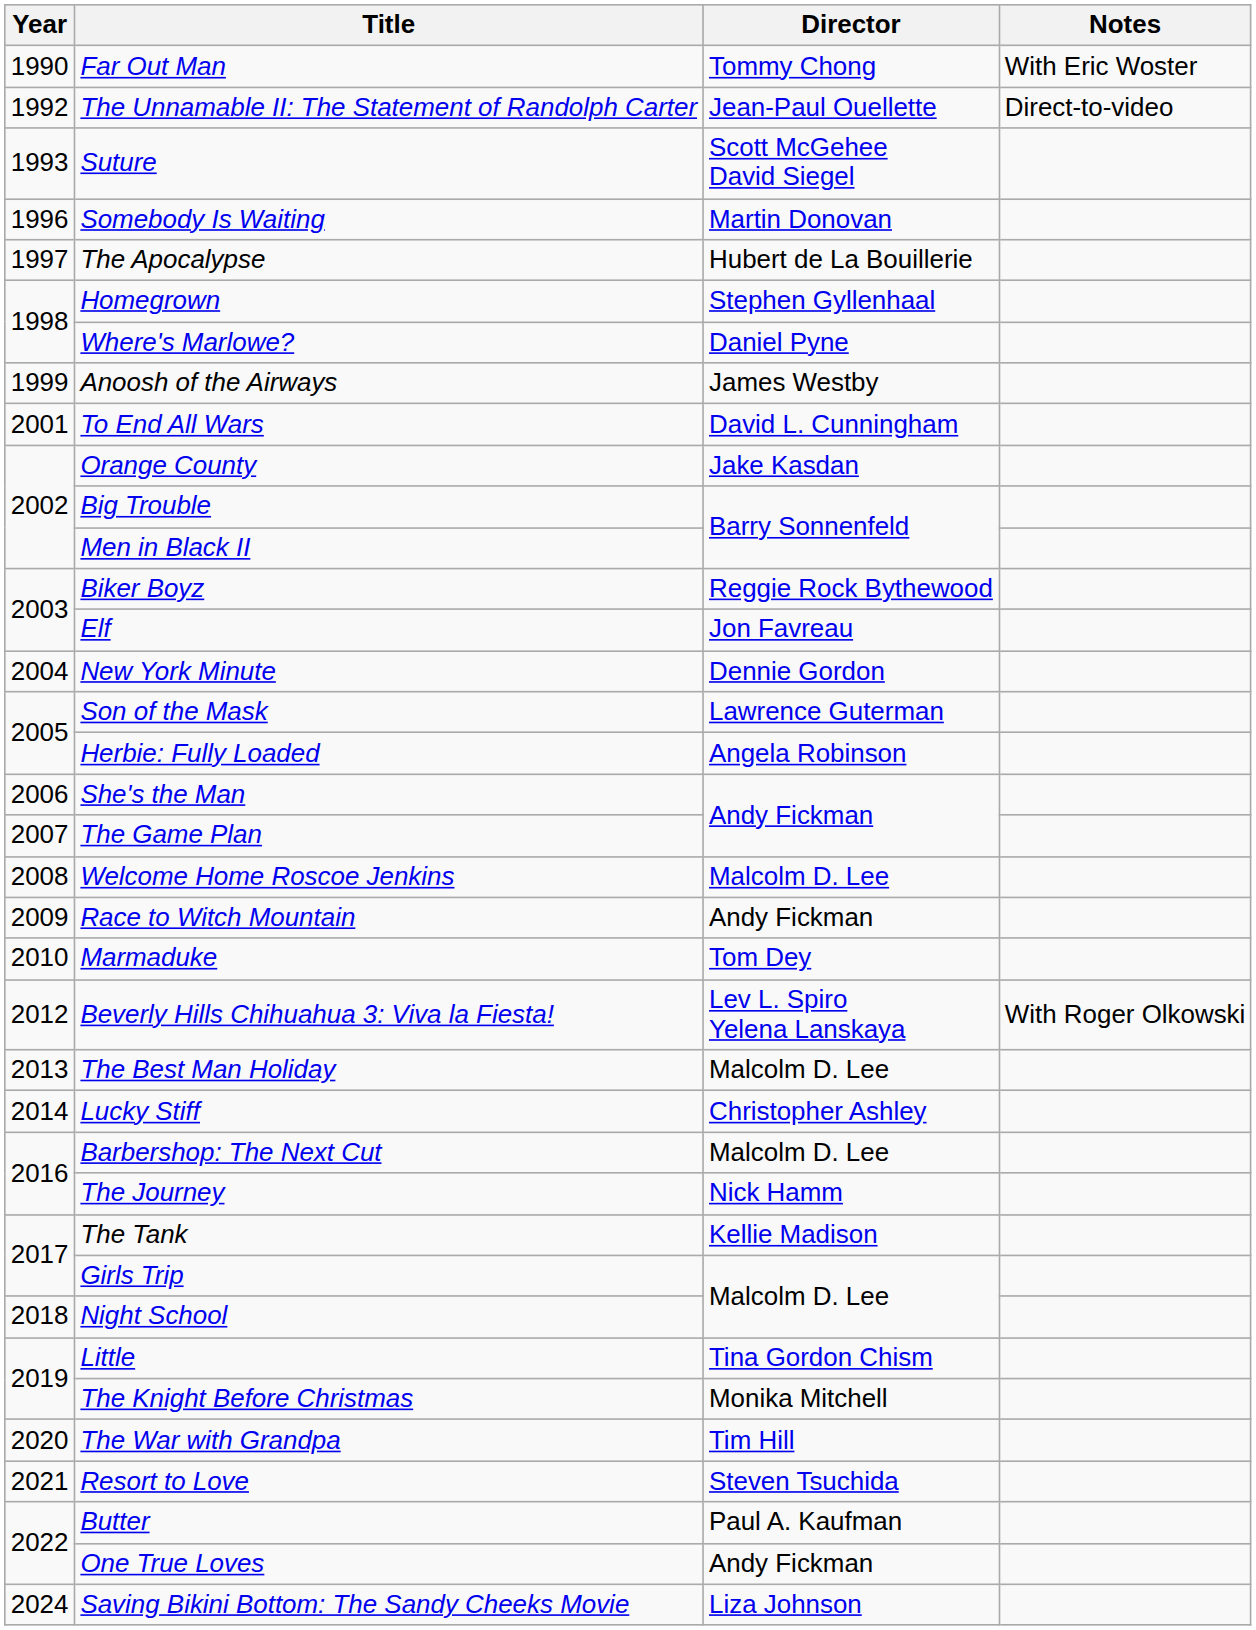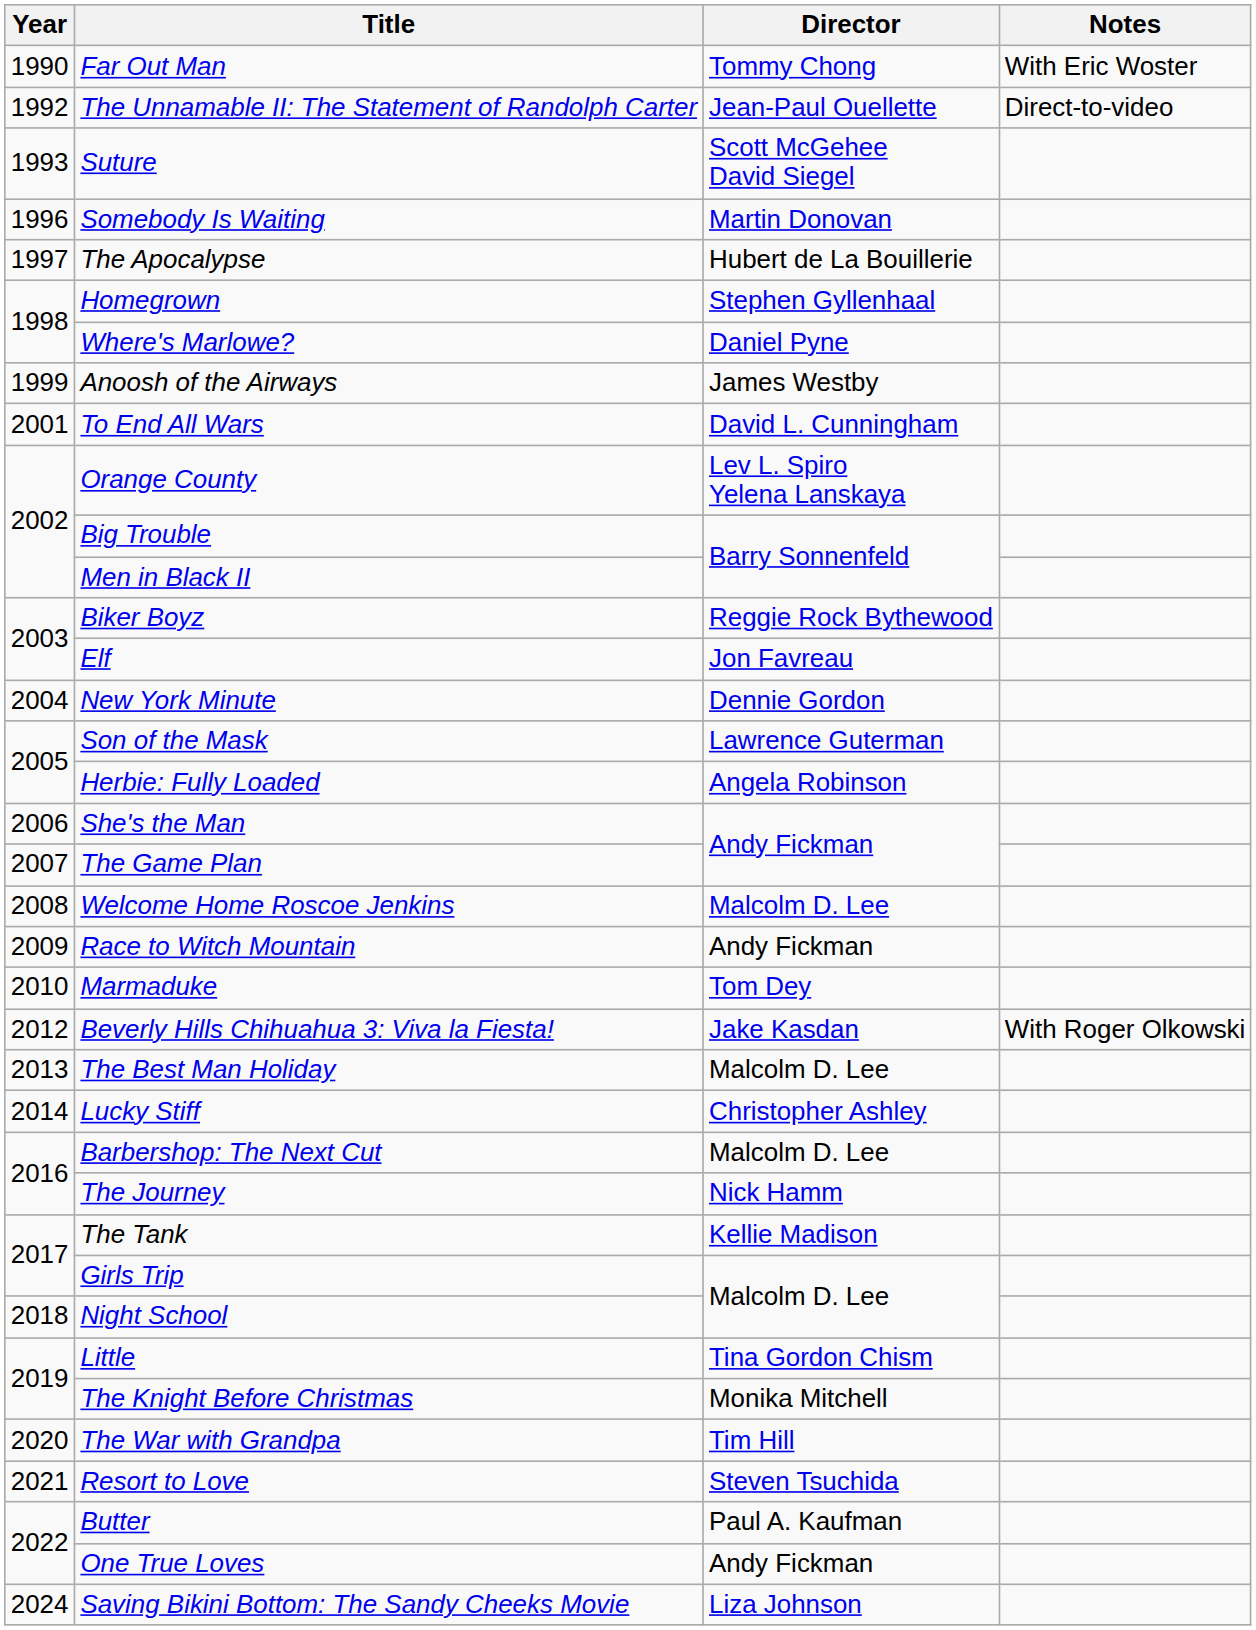(784, 465) Jake Kasdan -> (807, 479) Lev L. Spiro Yelena Lanskaya
(807, 1014) Lev L. Spiro Yelena Lanskaya -> (784, 1028) Jake Kasdan
